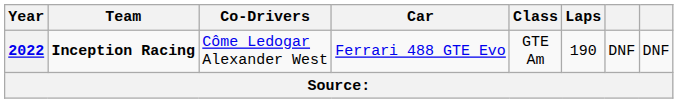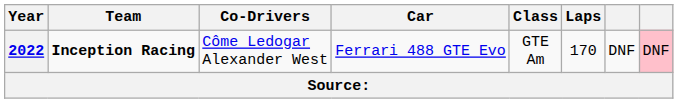(583, 51) 190 -> (583, 51) 170
(656, 51) no background -> (656, 51) pink background
